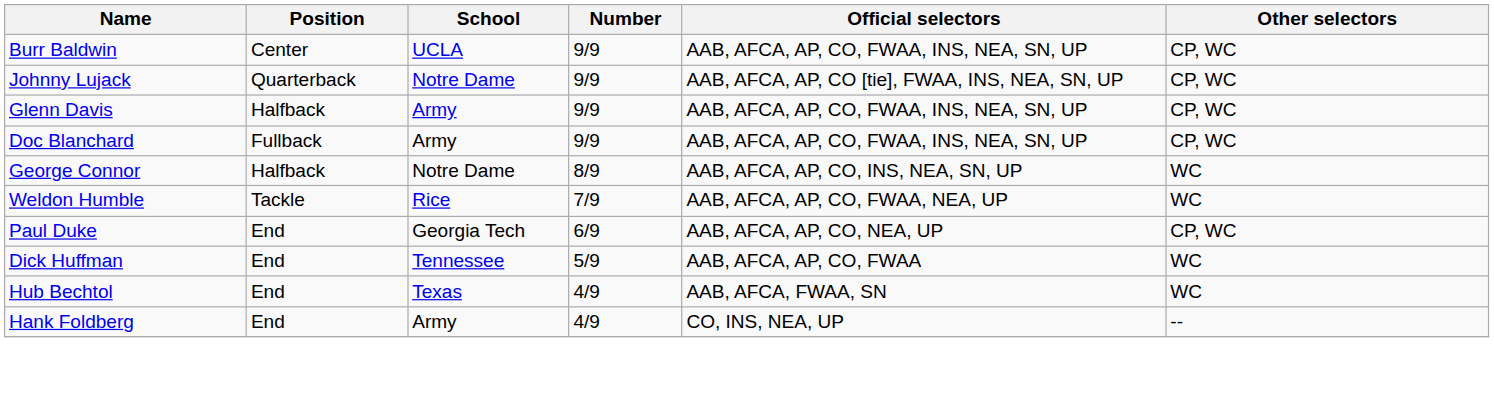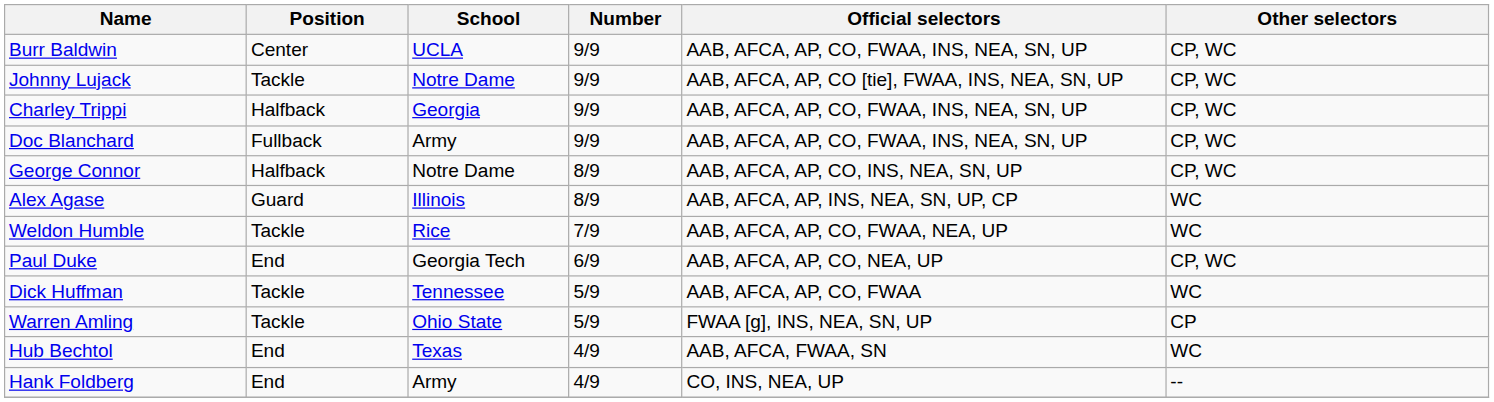(303, 79) Quarterback -> (278, 79) Tackle
+ row: (68, 110)
- row: (61, 110)
(1186, 170) WC -> (1203, 170) CP, WC
+ row: (57, 200)
(268, 261) End -> (278, 291) Tackle
+ row: (71, 321)
